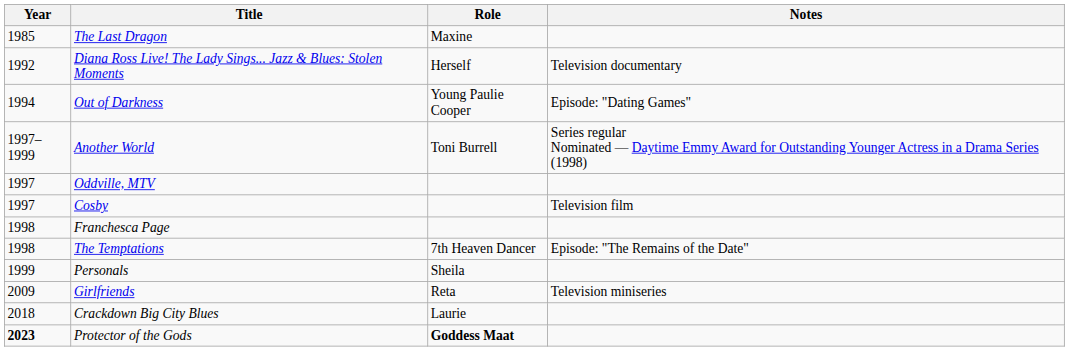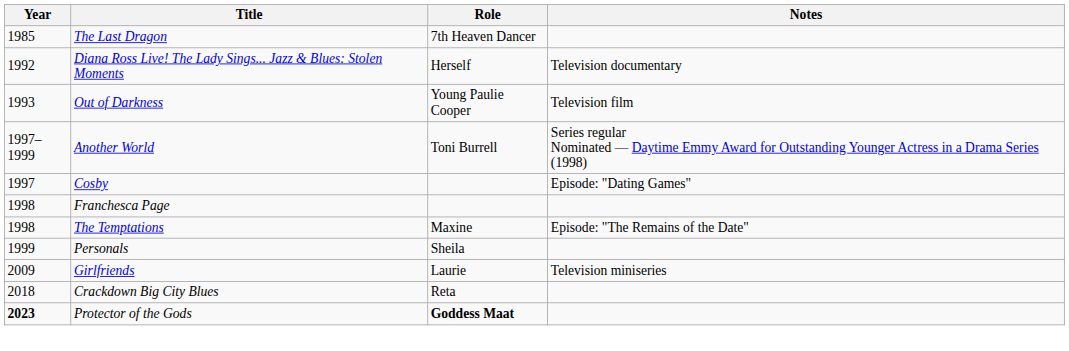(451, 36) Maxine -> (483, 36) 7th Heaven Dancer
(21, 102) 1994 -> (21, 102) 1993
(621, 102) Episode: "Dating Games" -> (592, 102) Television film
- row: (114, 184)
(592, 205) Television film -> (621, 184) Episode: "Dating Games"
(483, 249) 7th Heaven Dancer -> (451, 227) Maxine
(443, 292) Reta -> (448, 270) Laurie
(448, 313) Laurie -> (443, 292) Reta
